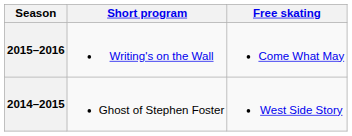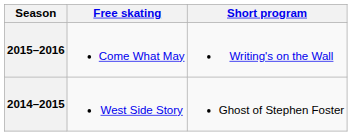columns swapped: (147, 13) <-> (287, 13)
